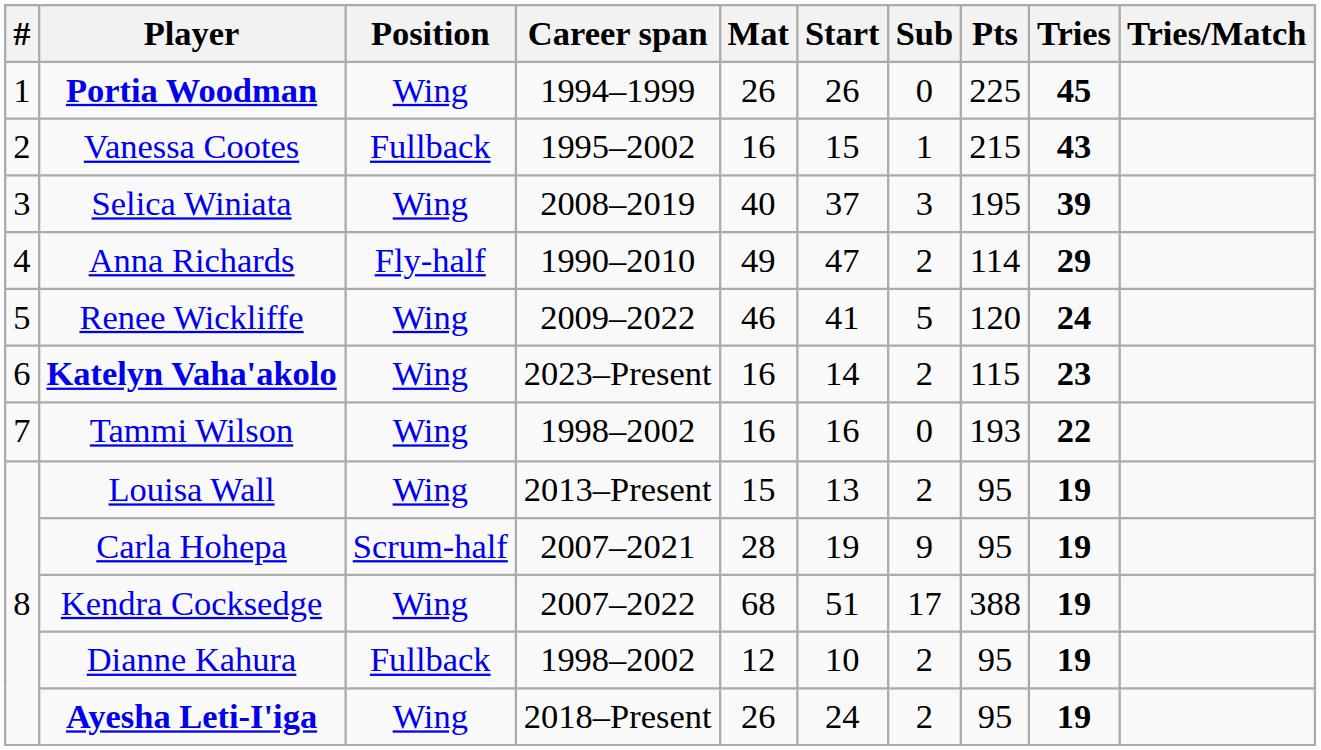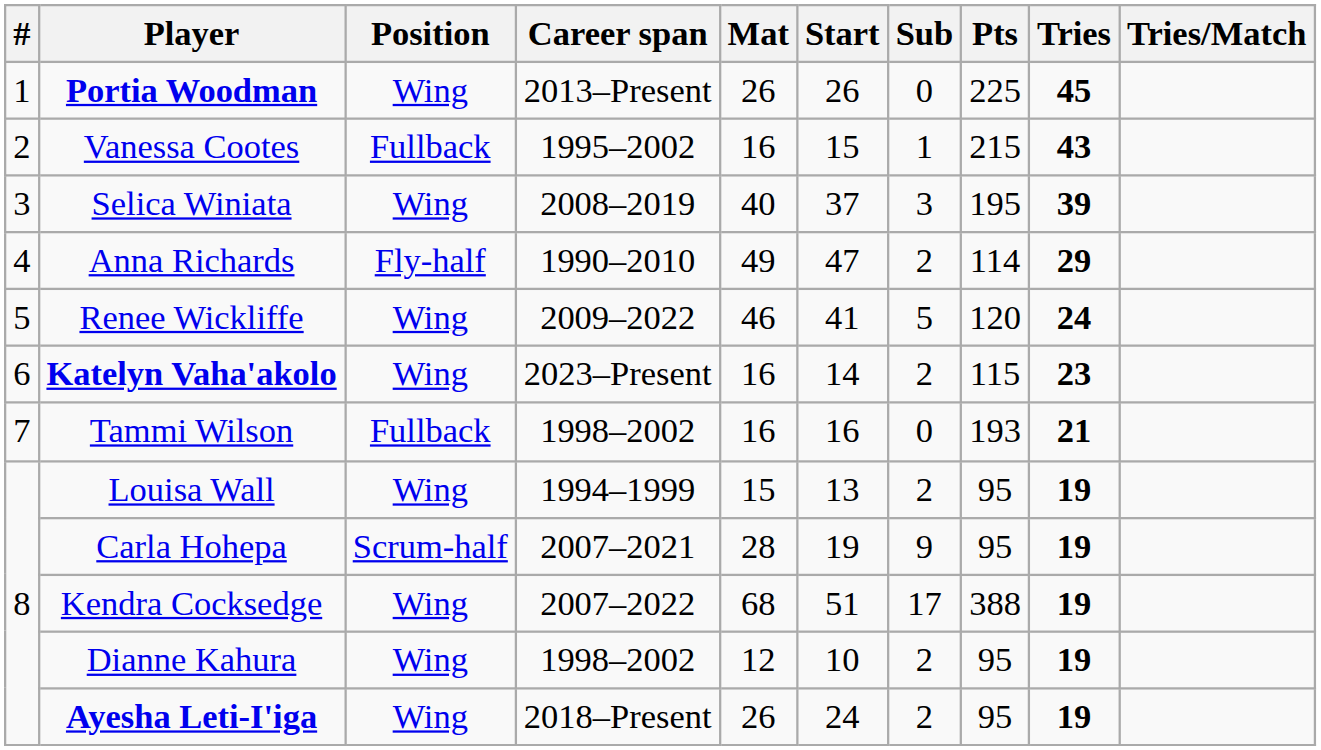(618, 90) 1994–1999 -> (618, 90) 2013–Present
(430, 431) Wing -> (430, 431) Fullback
(1074, 431) 22 -> (1074, 431) 21
(618, 488) 2013–Present -> (618, 488) 1994–1999
(430, 658) Fullback -> (430, 658) Wing
